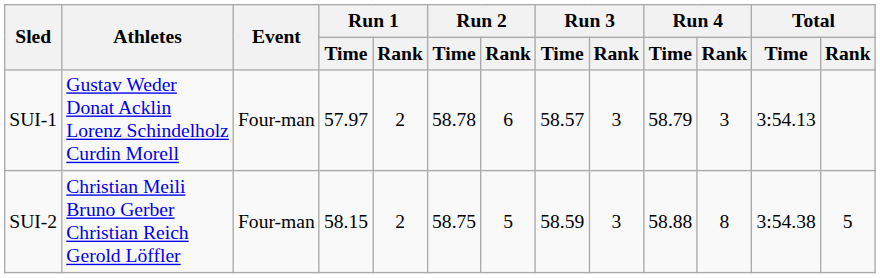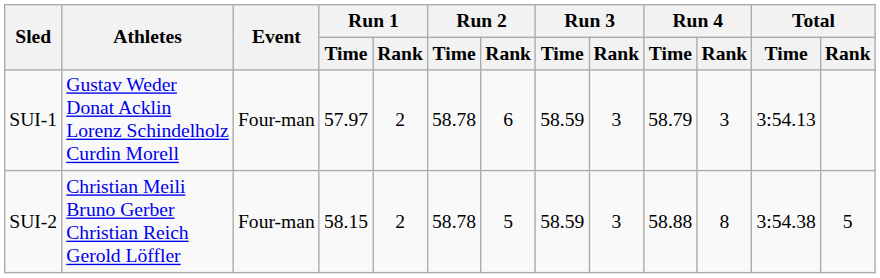(562, 120) 58.57 -> (562, 120) 58.59
(454, 221) 58.75 -> (454, 221) 58.78
